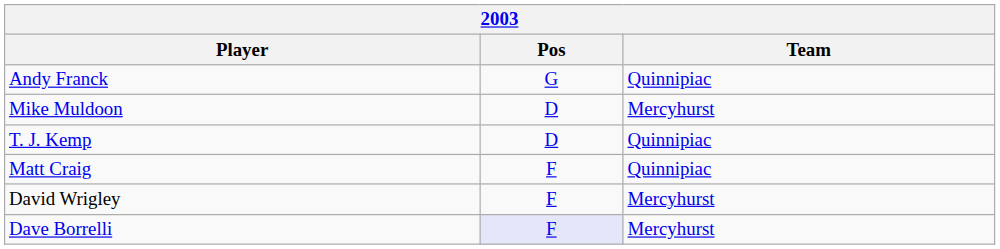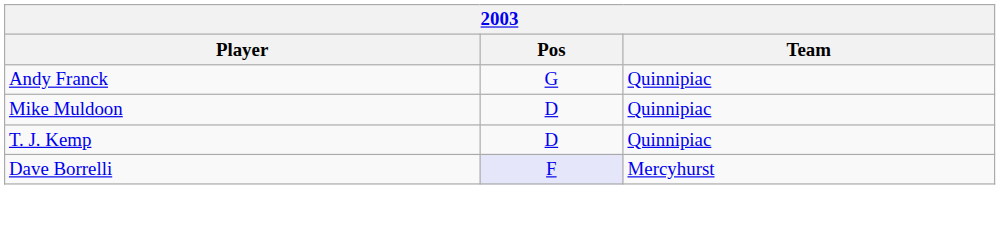(671, 109) Mercyhurst -> (669, 109) Quinnipiac
- row: (50, 169)
- row: (65, 199)
